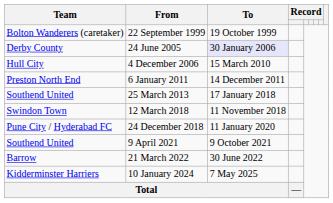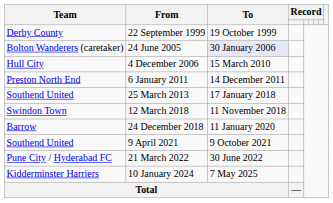(65, 32) Bolton Wanderers (caretaker) -> (35, 32) Derby County
(35, 48) Derby County -> (65, 48) Bolton Wanderers (caretaker)
(59, 127) Pune City / Hyderabad FC -> (21, 127) Barrow
(21, 158) Barrow -> (59, 158) Pune City / Hyderabad FC
